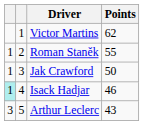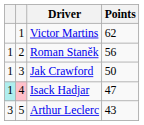(110, 52) 55 -> (110, 52) 56
(22, 90) no background -> (22, 90) pink background
(110, 90) 46 -> (110, 90) 47
